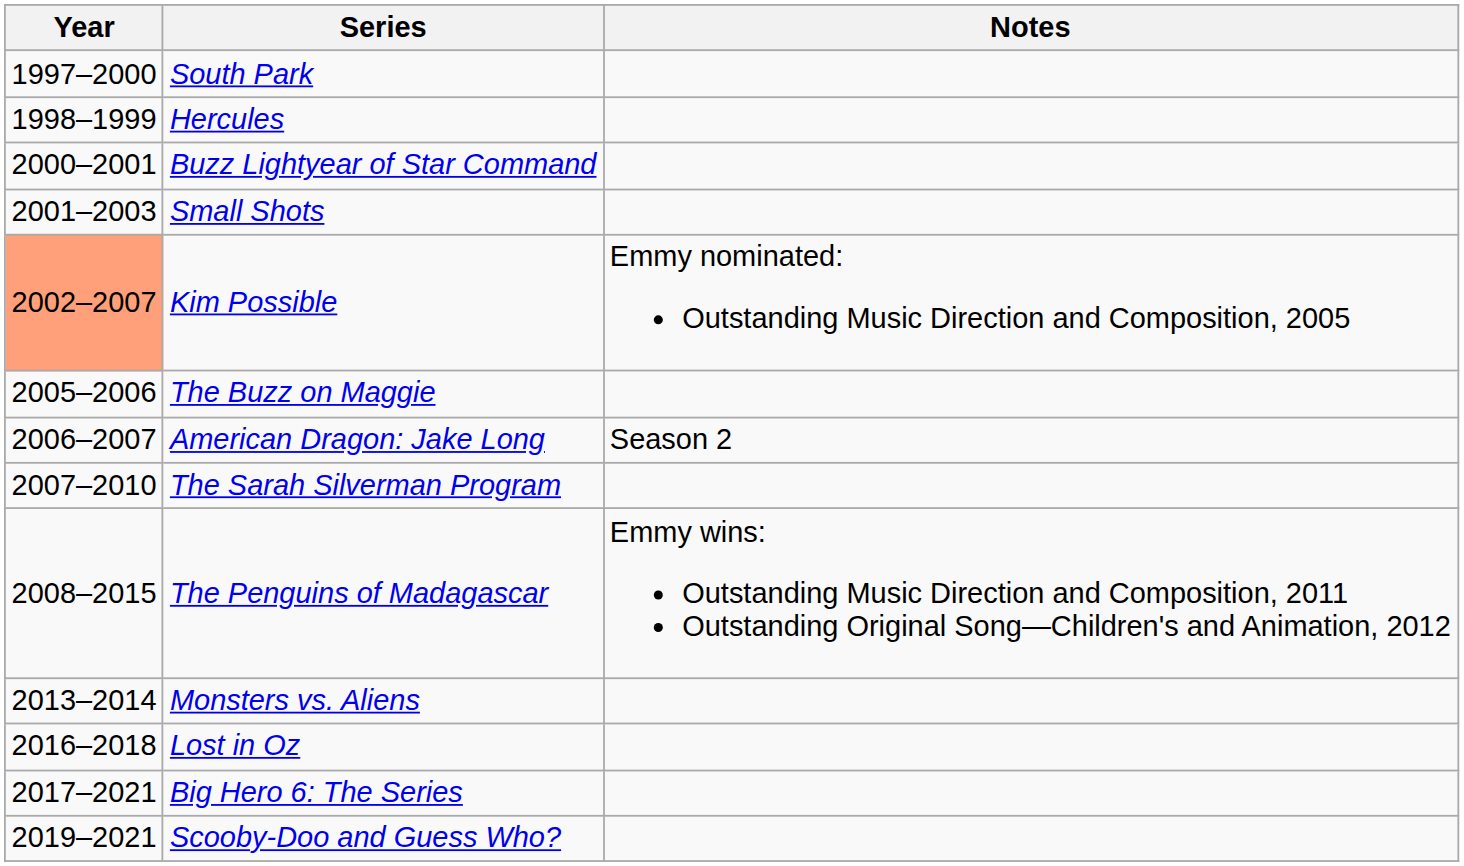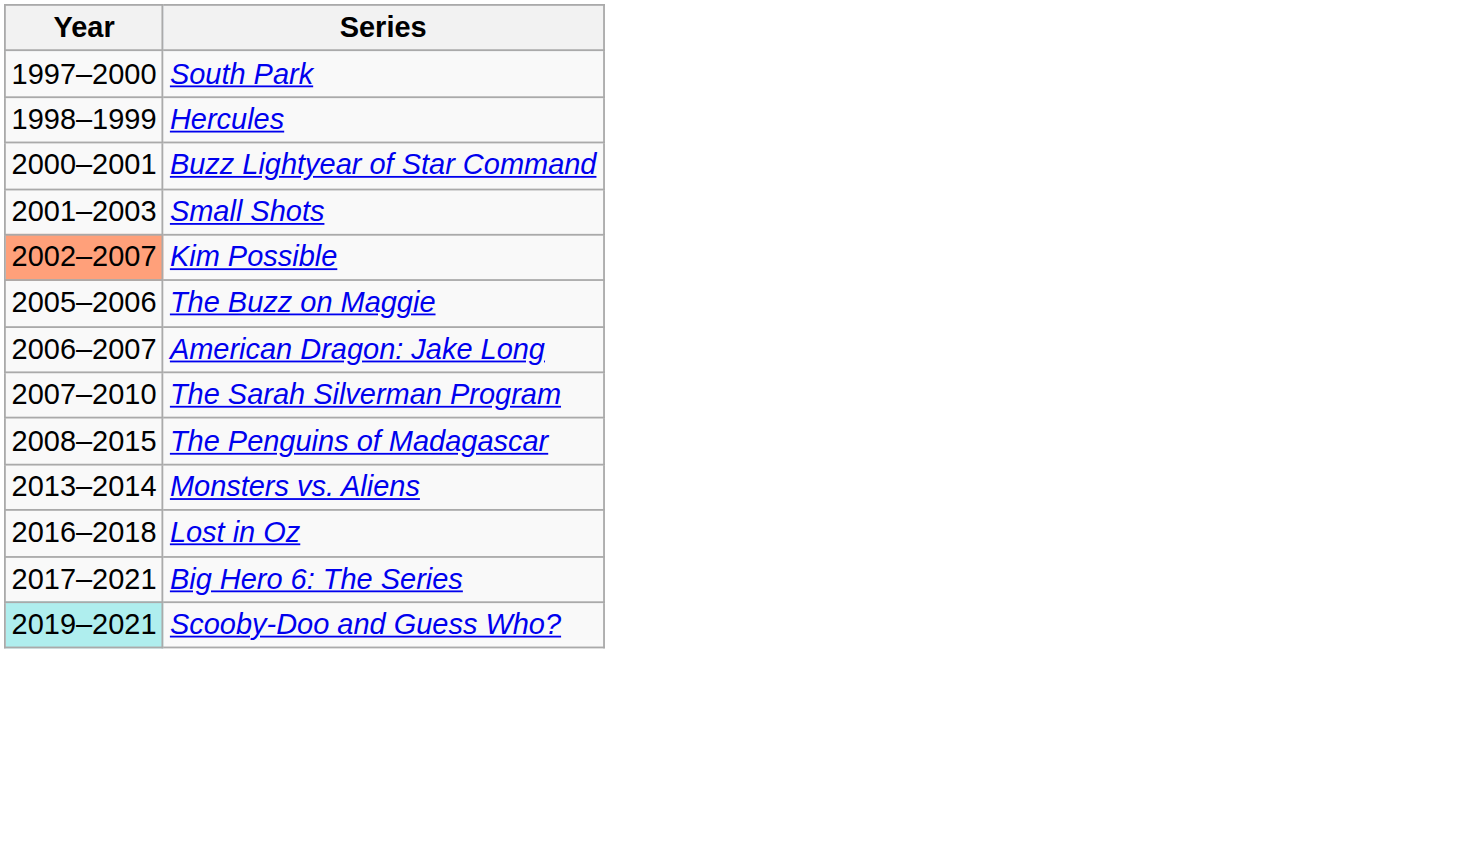- column: (1030, 27)
(84, 838) no background -> (84, 624) paleturquoise background
